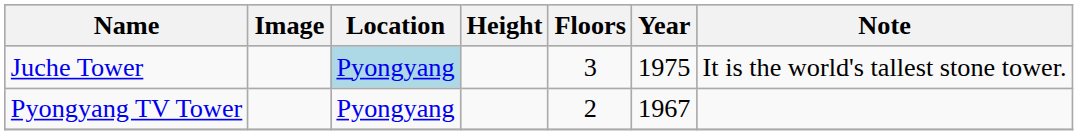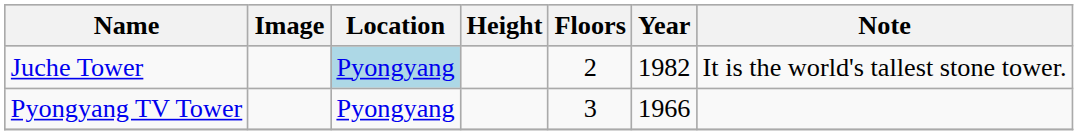(590, 66) 3 -> (590, 66) 2
(664, 66) 1975 -> (664, 66) 1982
(590, 108) 2 -> (590, 108) 3
(664, 108) 1967 -> (664, 108) 1966
